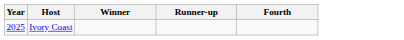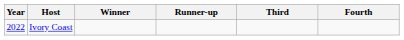+ column: (277, 12)
(16, 27) 2025 -> (16, 27) 2022
